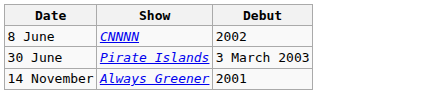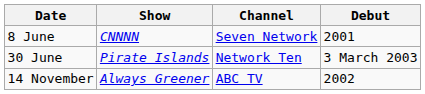+ column: (267, 15)
(231, 36) 2002 -> (339, 36) 2001
(231, 79) 2001 -> (339, 79) 2002
